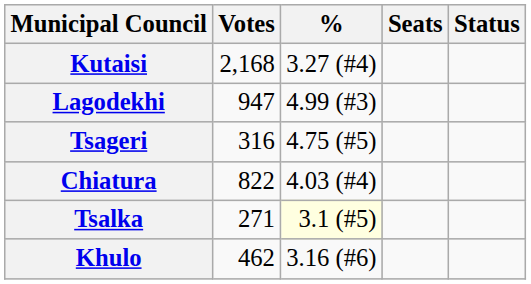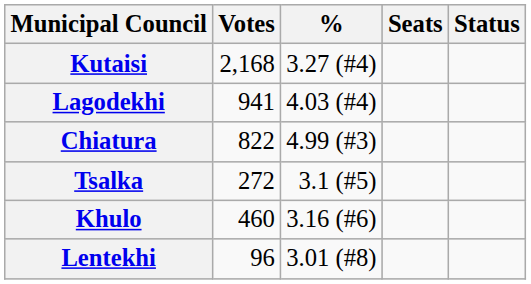(256, 102) 947 -> (256, 102) 941
(331, 102) 4.99 (#3) -> (331, 102) 4.03 (#4)
- row: (109, 141)
(331, 180) 4.03 (#4) -> (331, 141) 4.99 (#3)
(256, 219) 271 -> (256, 180) 272
(338, 219) lightyellow background -> (338, 180) no background
(256, 258) 462 -> (256, 219) 460
+ row: (109, 258)
